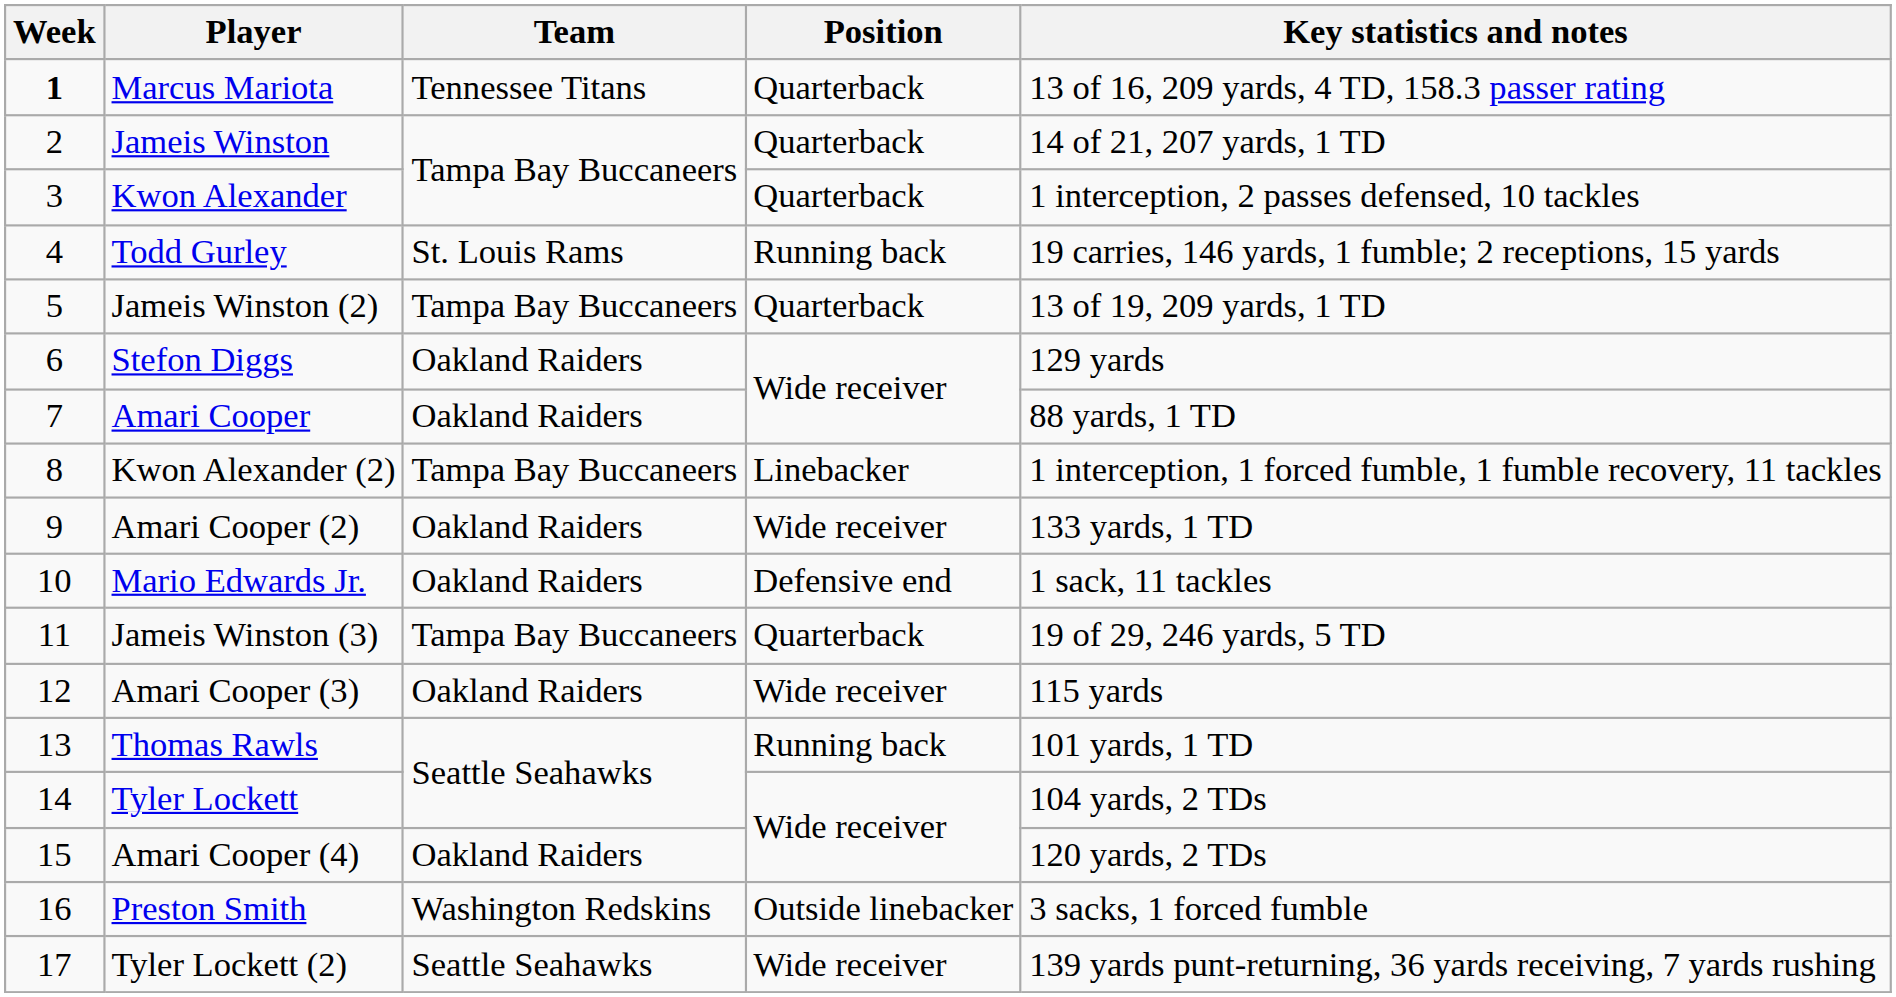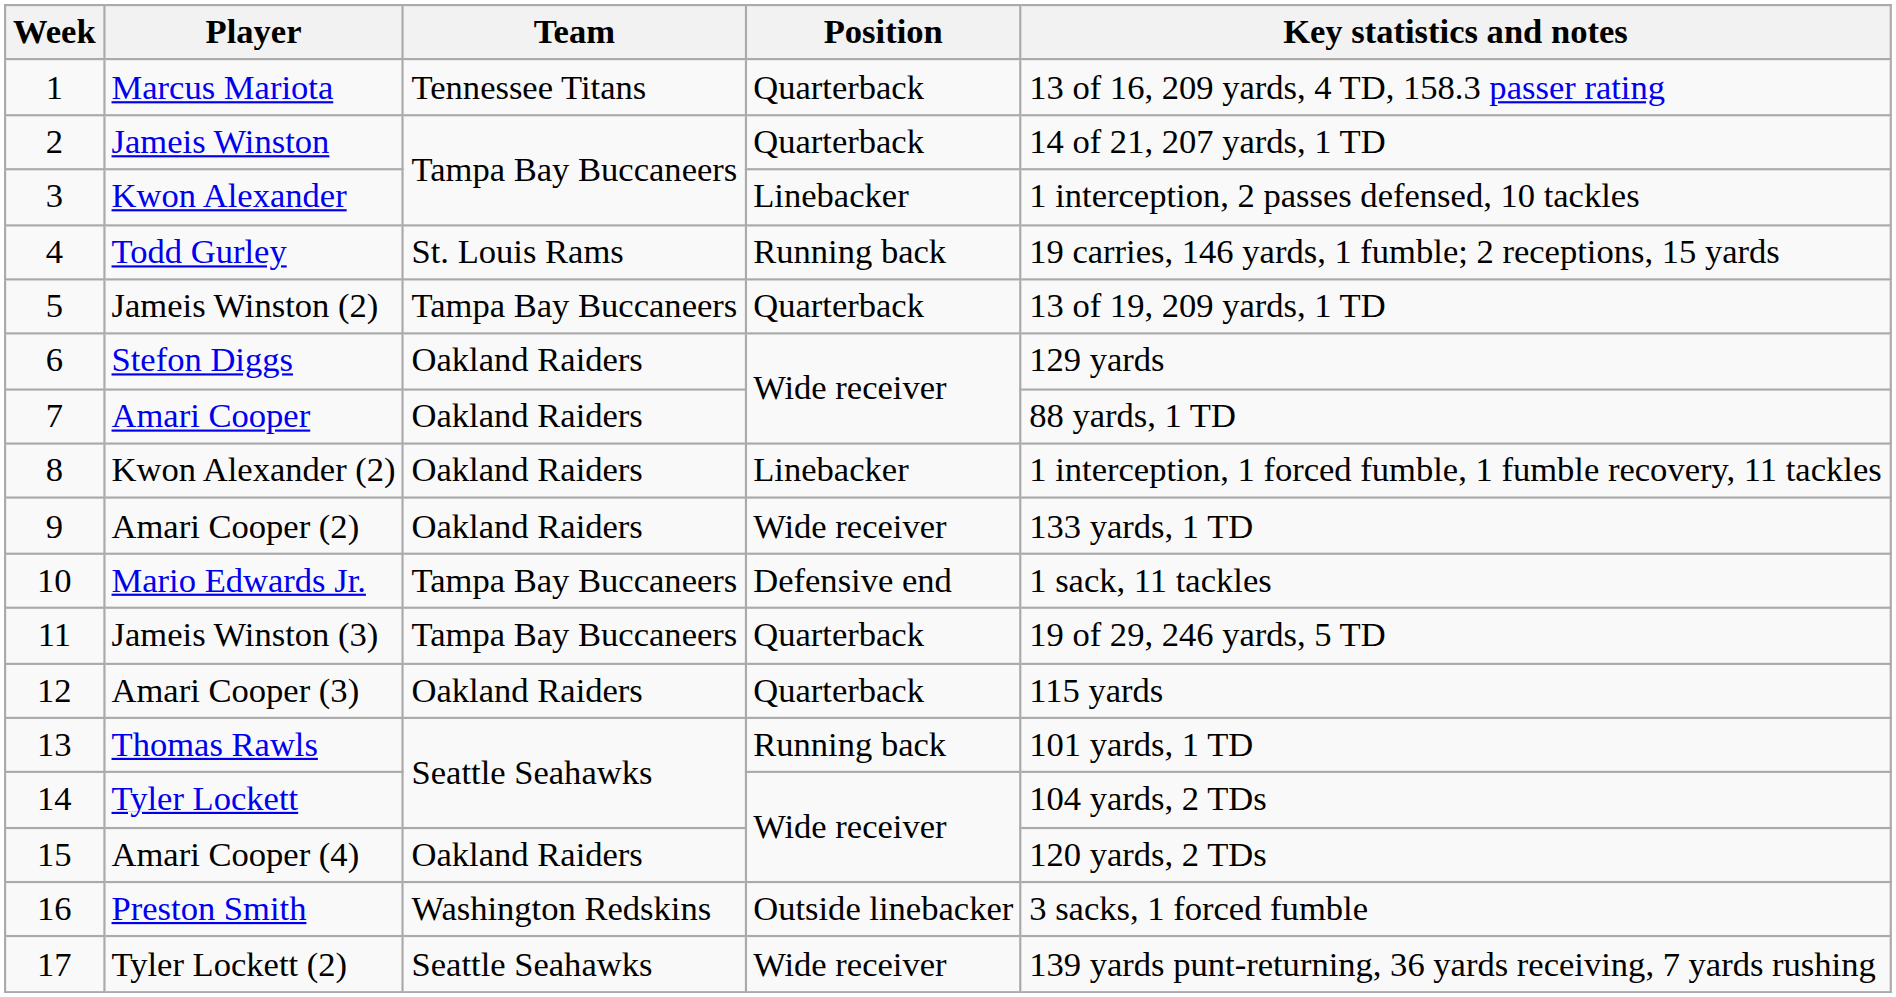(54, 86) bold -> (54, 86) normal
(839, 196) Quarterback -> (831, 196) Linebacker
(574, 470) Tampa Bay Buccaneers -> (527, 470) Oakland Raiders
(527, 580) Oakland Raiders -> (574, 580) Tampa Bay Buccaneers
(850, 689) Wide receiver -> (839, 689) Quarterback
